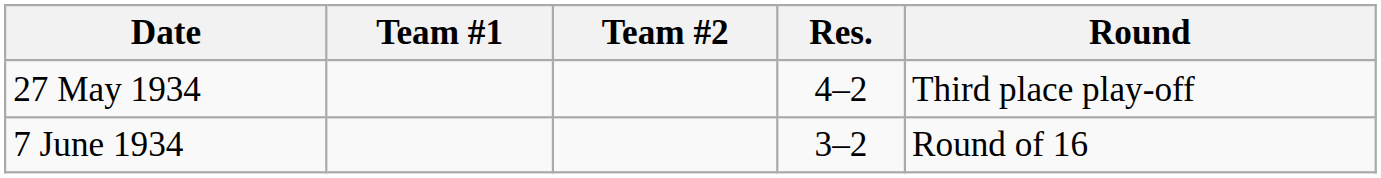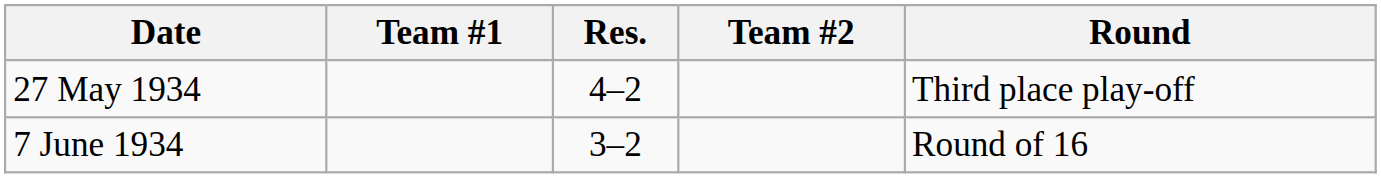columns swapped: (841, 32) <-> (665, 32)
